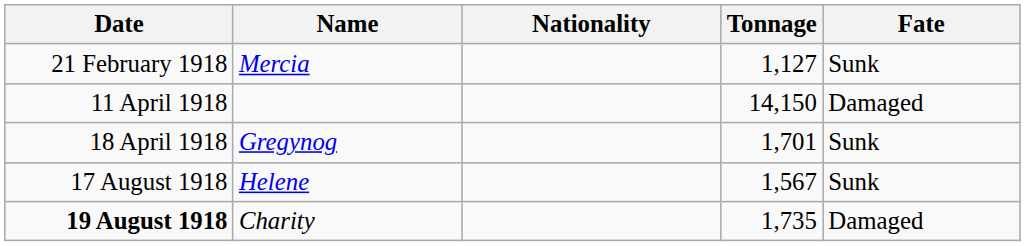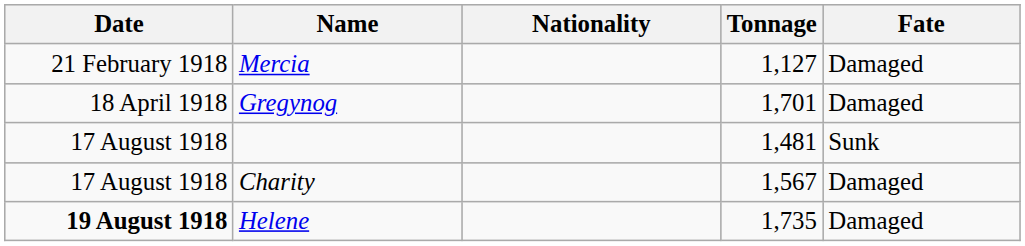(854, 63) Sunk -> (876, 63) Damaged
- row: (783, 102)
(854, 142) Sunk -> (876, 102) Damaged
+ row: (789, 142)
(274, 181) Helene -> (277, 181) Charity
(854, 181) Sunk -> (876, 181) Damaged
(277, 220) Charity -> (274, 220) Helene
